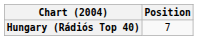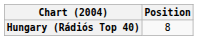(168, 28) 7 -> (168, 28) 8
